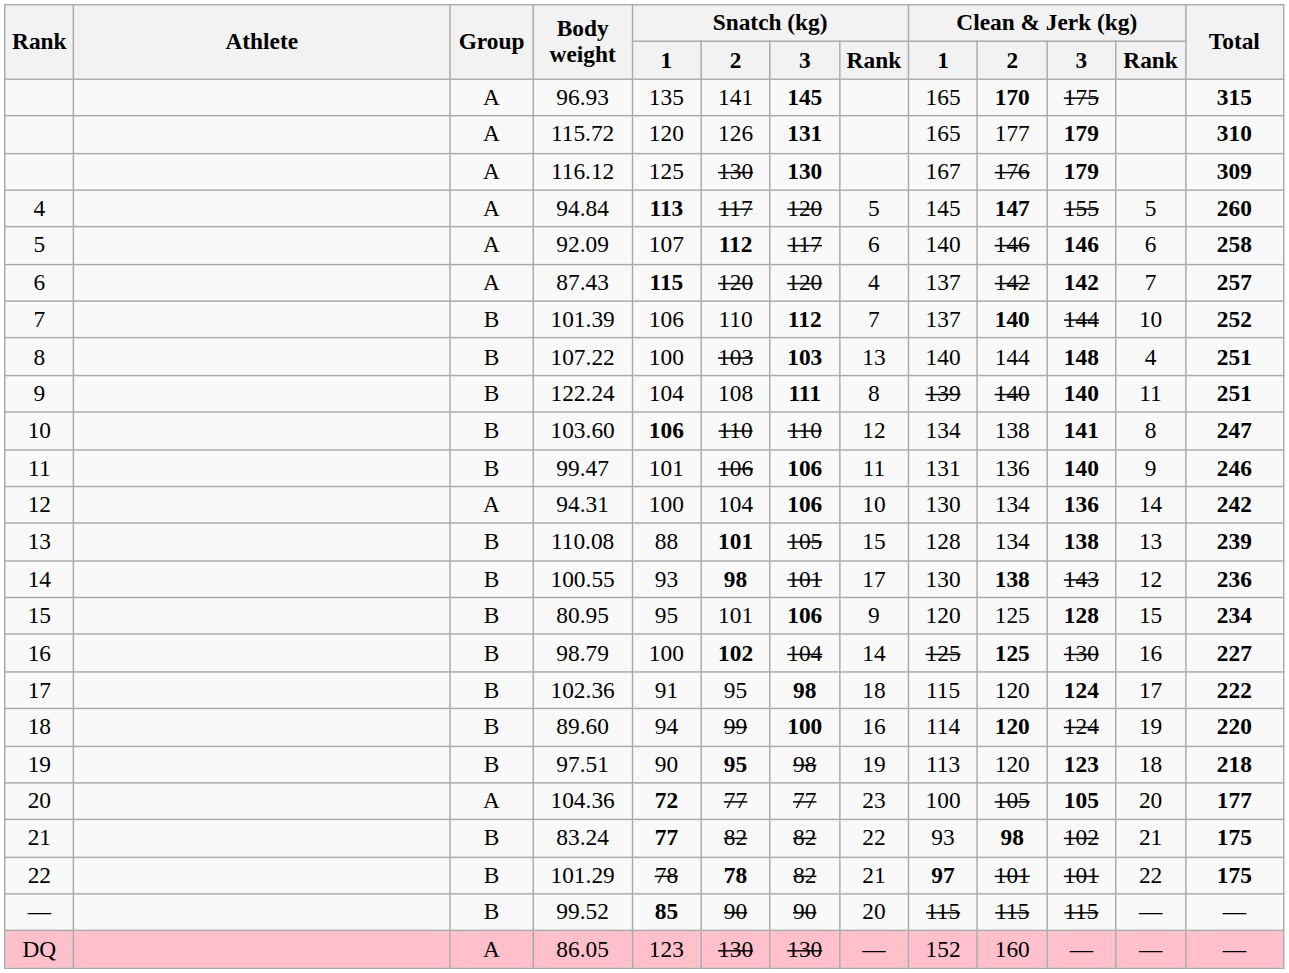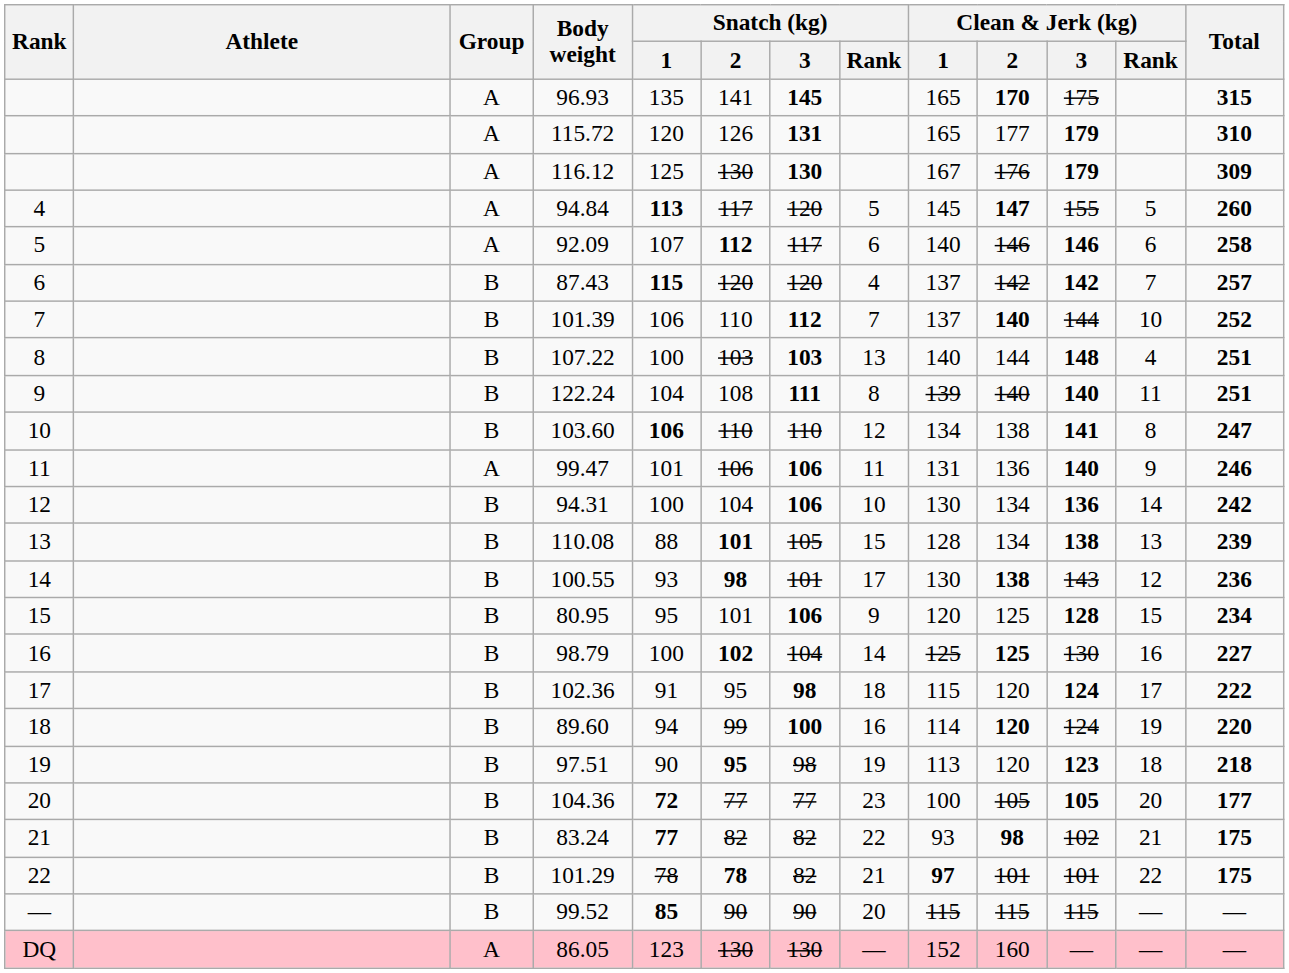(492, 282) A -> (492, 282) B
(492, 467) B -> (492, 467) A
(492, 504) A -> (492, 504) B
(492, 801) A -> (492, 801) B
